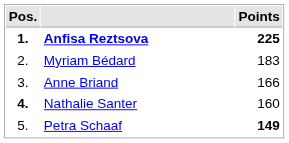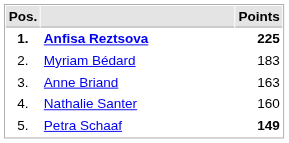(268, 82) 166 -> (268, 82) 163
(23, 104) bold -> (23, 104) normal
